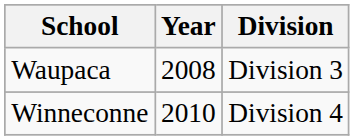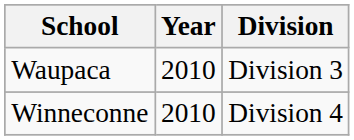(188, 69) 2008 -> (188, 69) 2010
